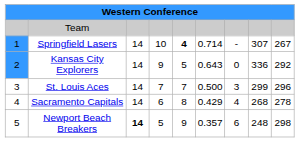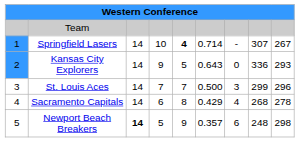(283, 65) 292 -> (283, 65) 293
